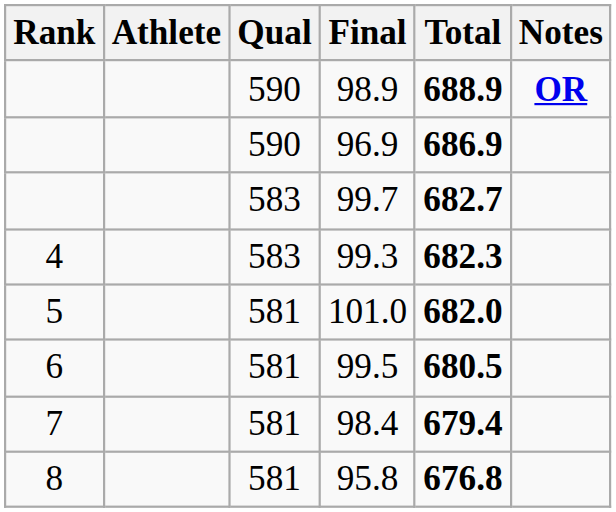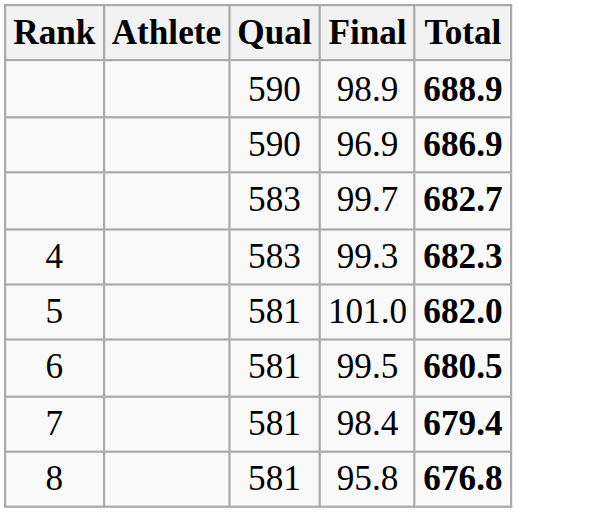- column: (561, 32)
